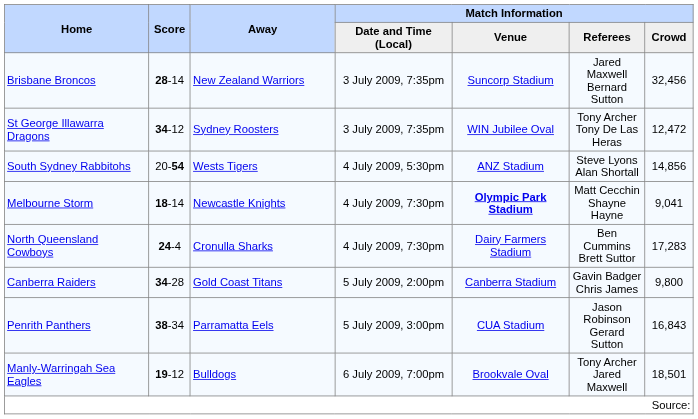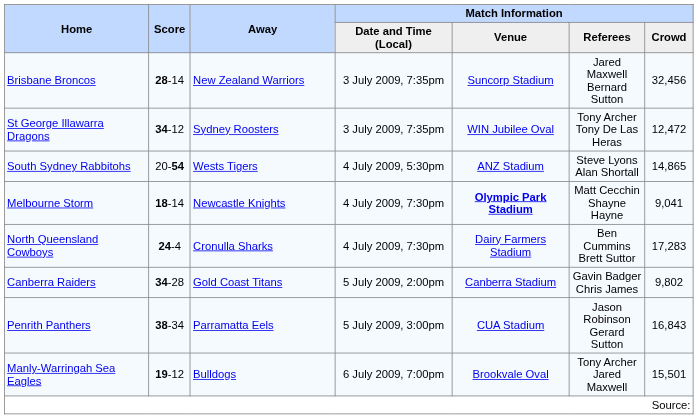(669, 166) 14,856 -> (669, 166) 14,865
(669, 282) 9,800 -> (669, 282) 9,802
(669, 374) 18,501 -> (669, 374) 15,501
